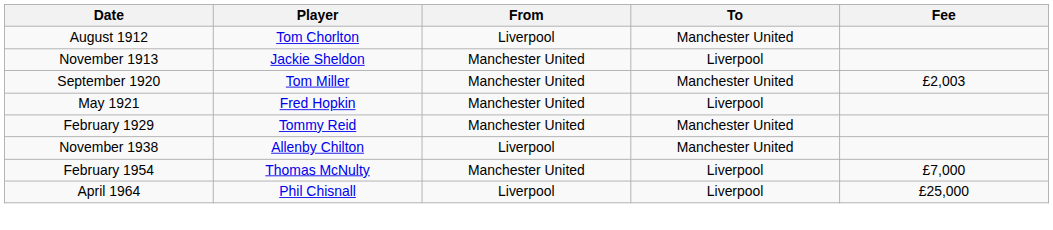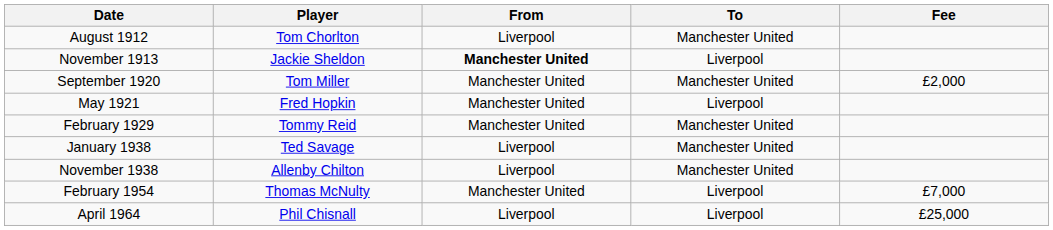(526, 59) normal -> (526, 59) bold
(944, 81) £2,003 -> (944, 81) £2,000
+ row: (109, 147)
